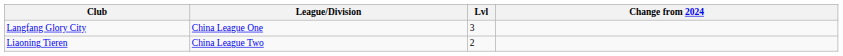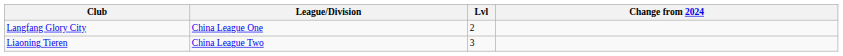(472, 28) 3 -> (472, 28) 2
(472, 44) 2 -> (472, 44) 3
